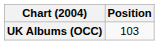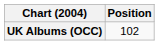(130, 31) 103 -> (130, 31) 102
